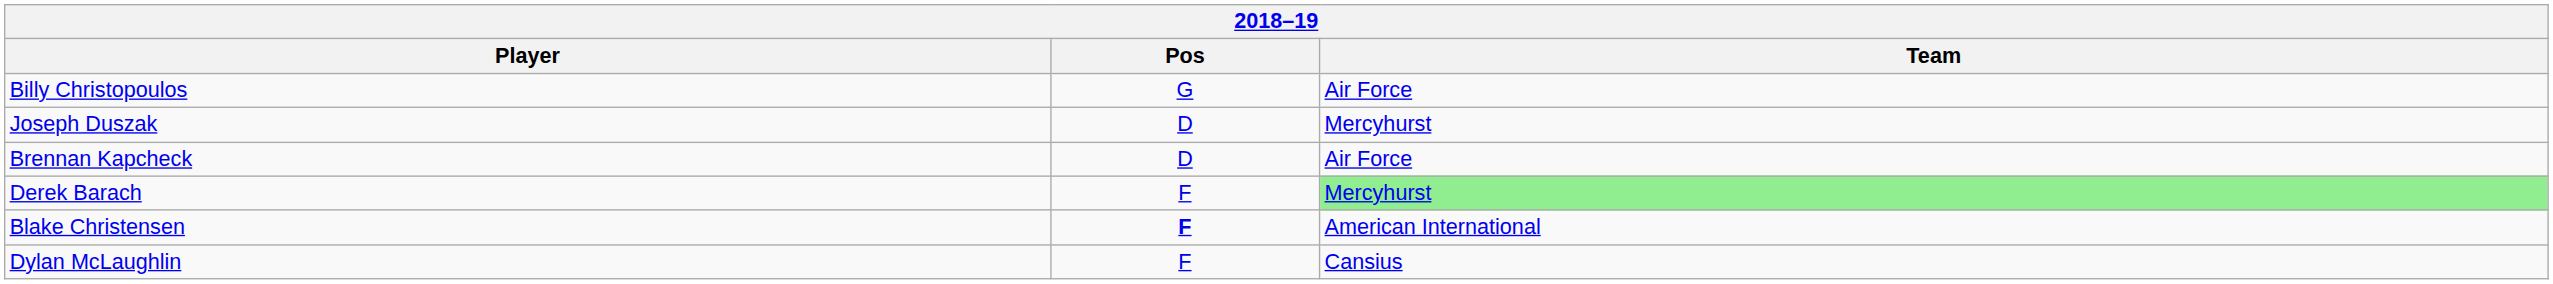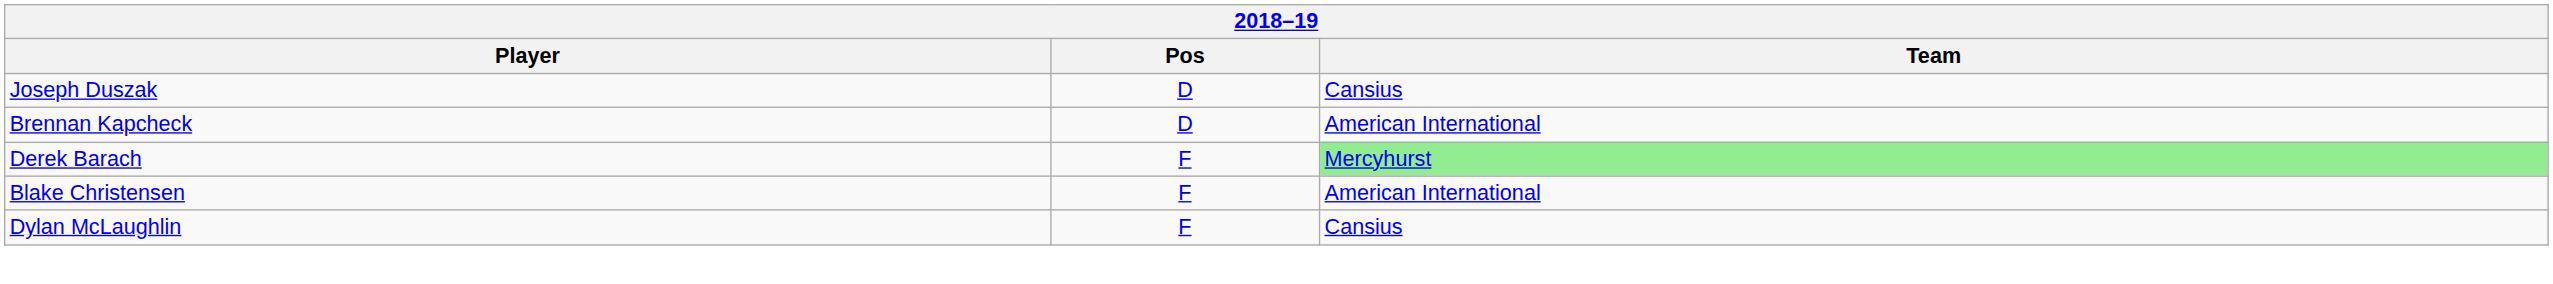- row: (98, 90)
(1378, 124) Mercyhurst -> (1364, 90) Cansius
(1368, 158) Air Force -> (1433, 124) American International
(1185, 227) bold -> (1185, 192) normal
